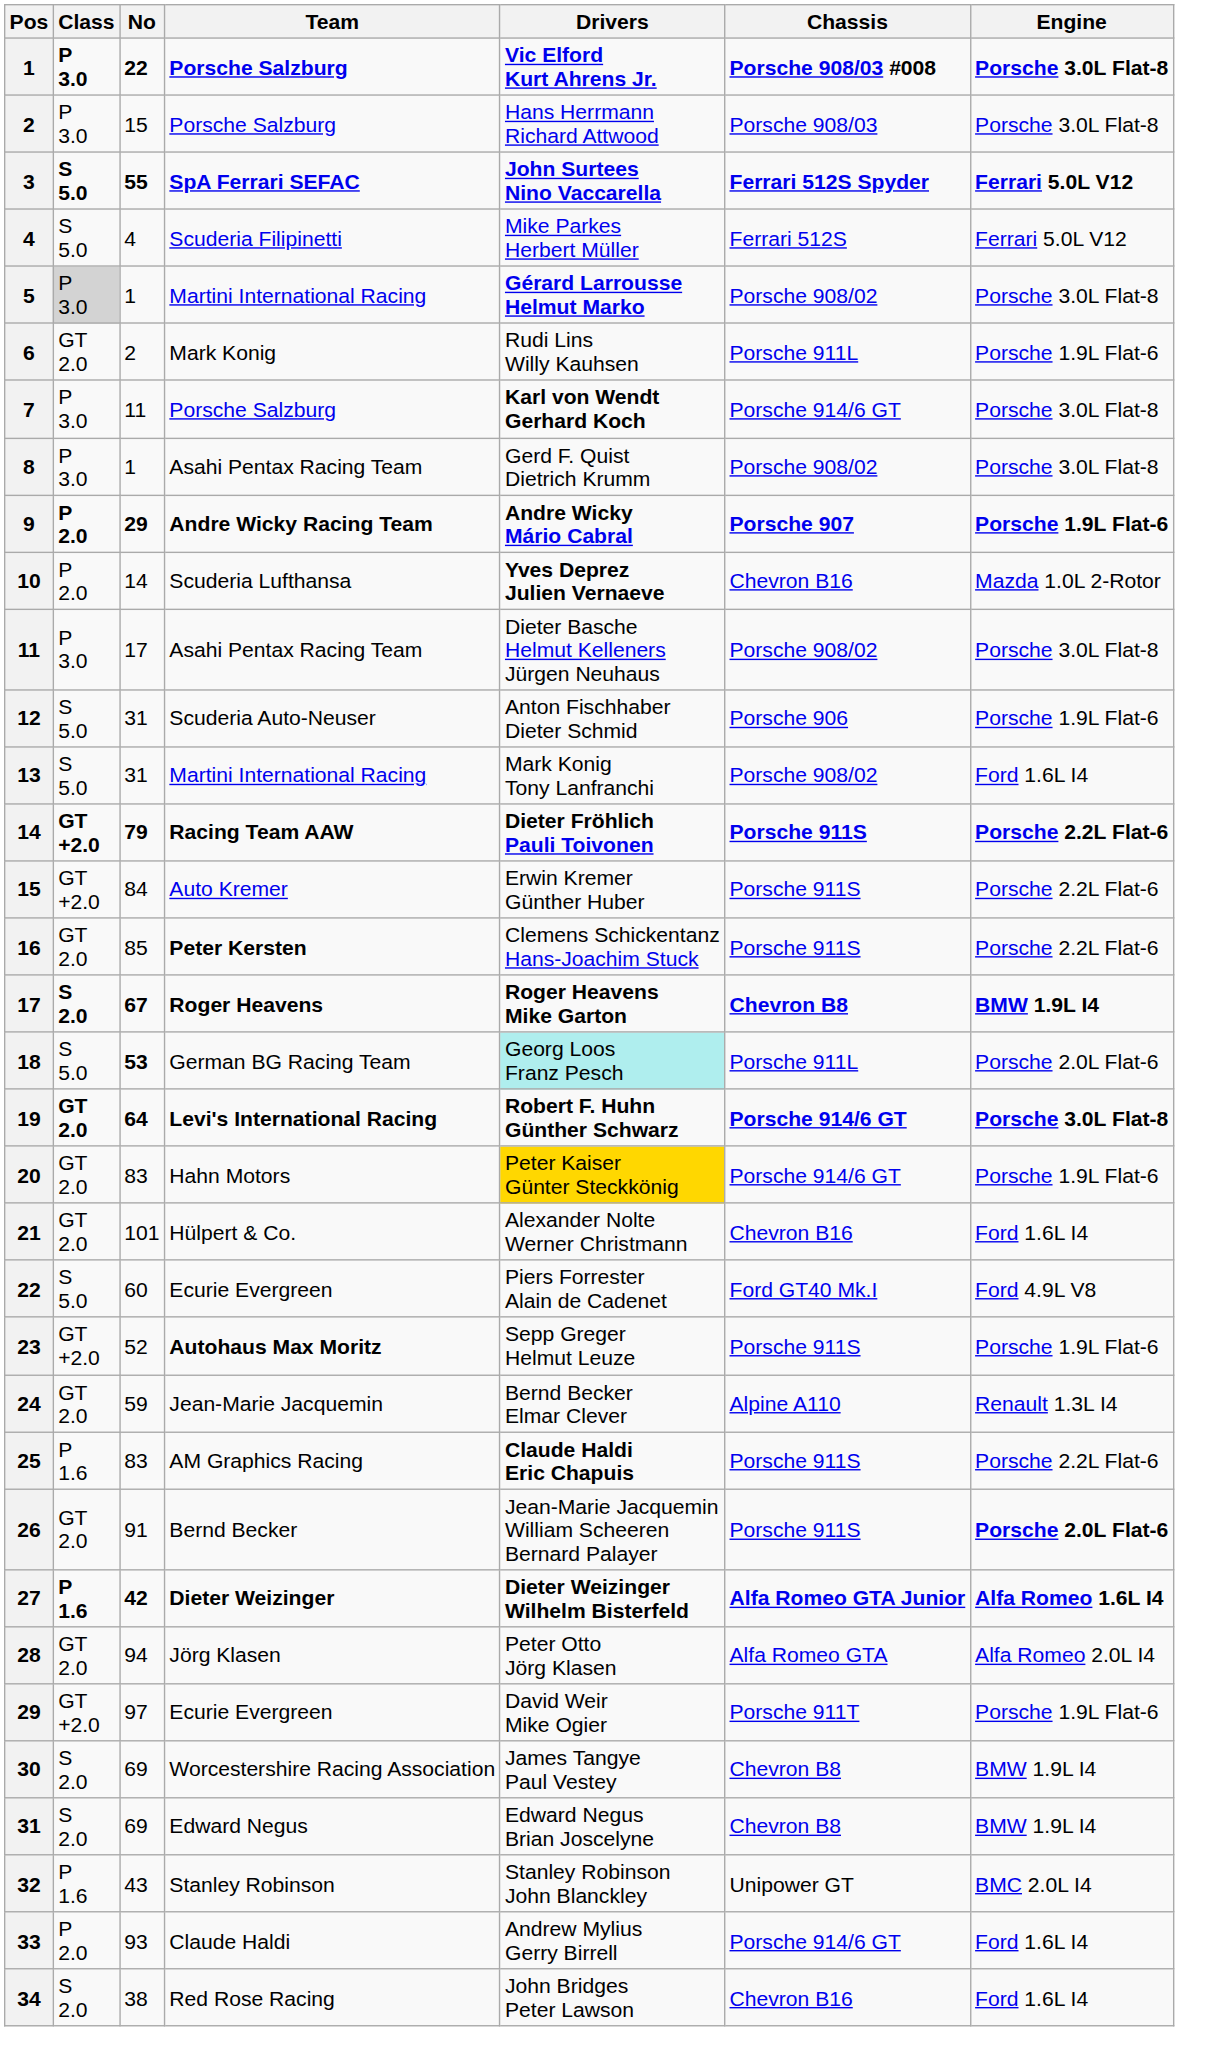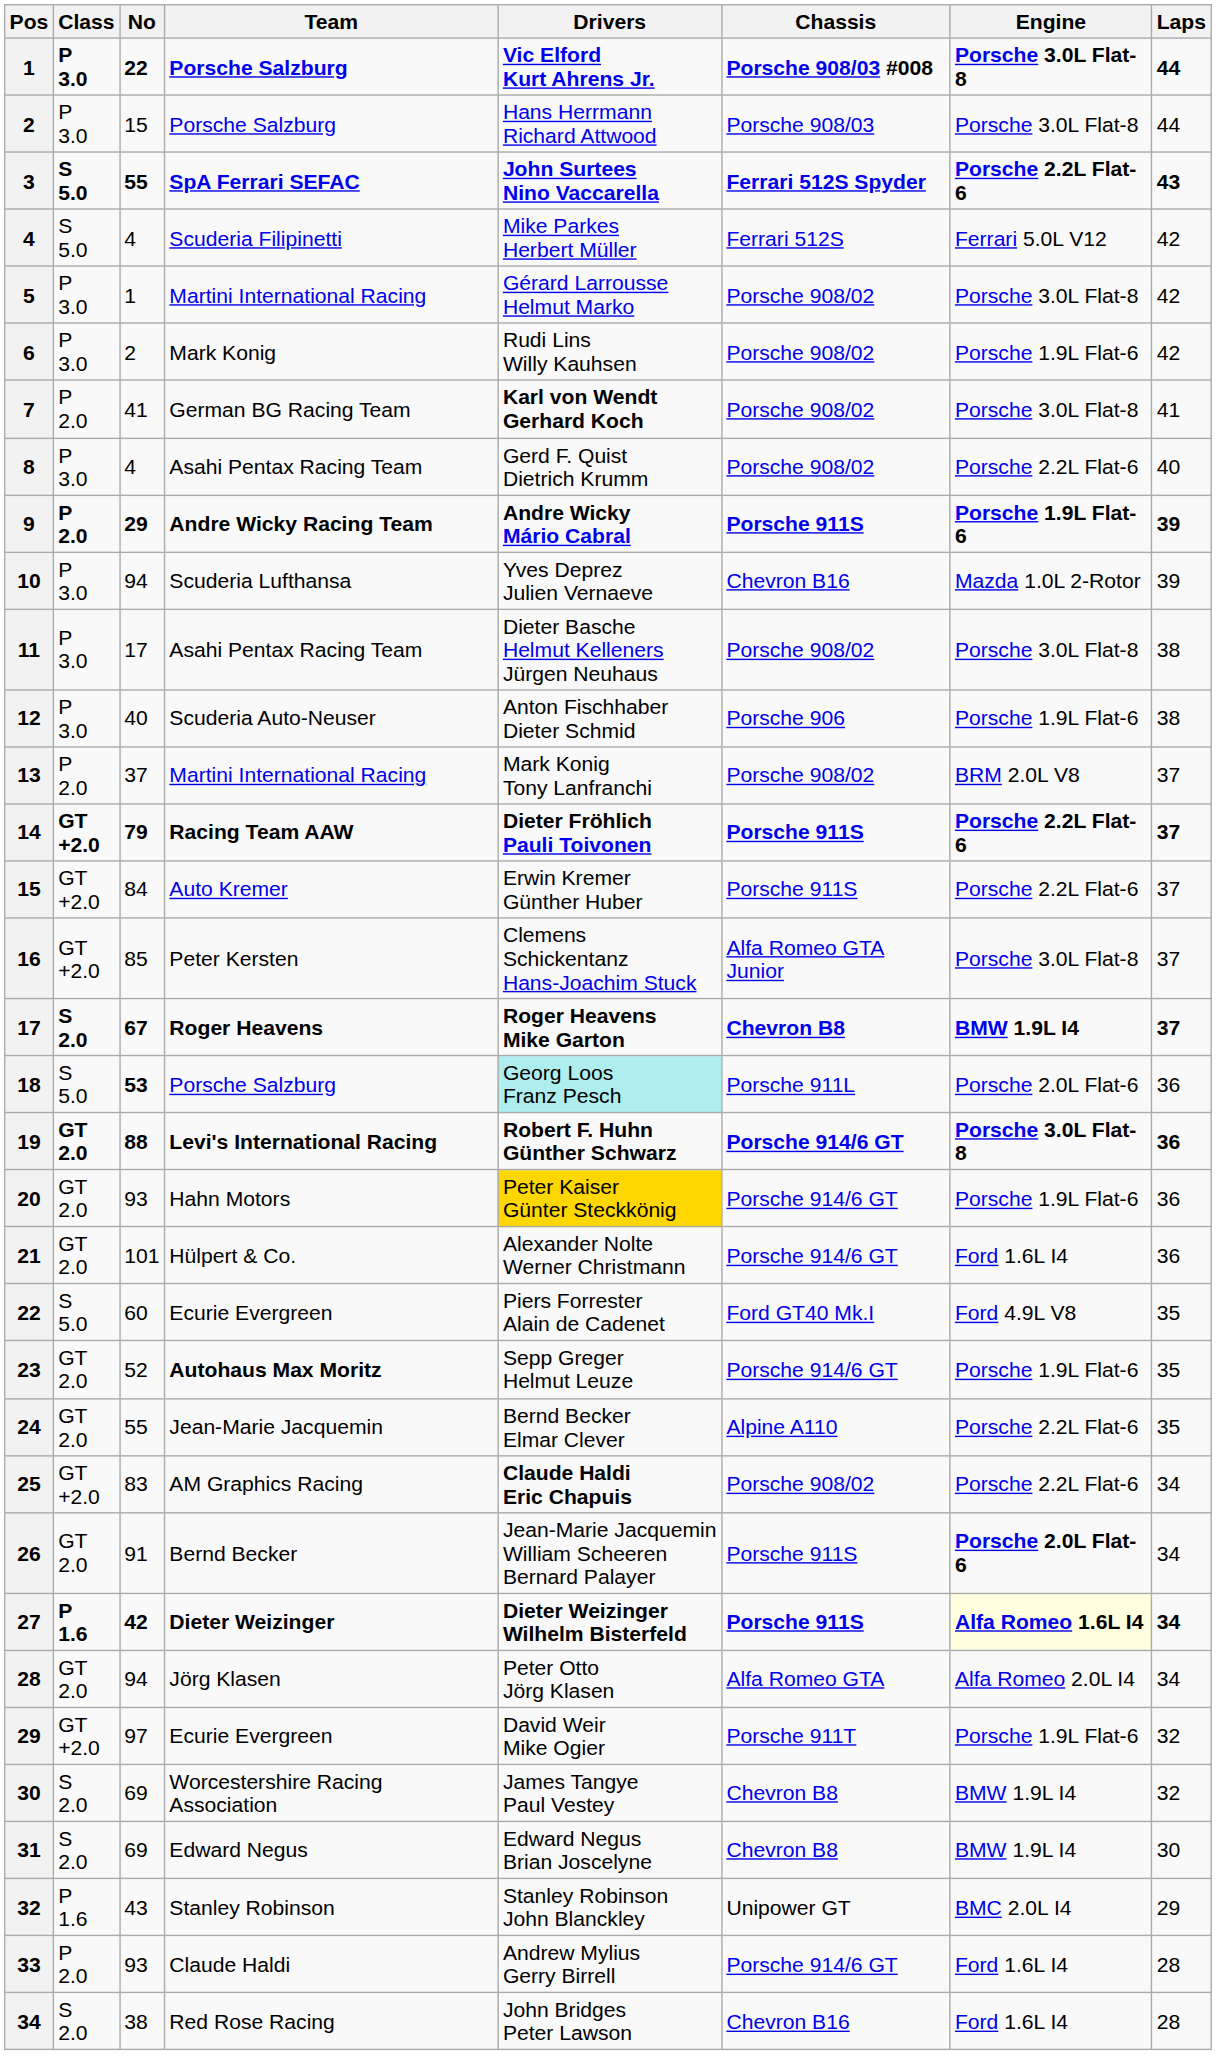+ column: (1181, 22)
(1054, 181) Ferrari 5.0L V12 -> (1046, 181) Porsche 2.2L Flat-6
(73, 295) lightgrey background -> (73, 295) no background
(594, 295) bold -> (586, 295) normal
(73, 352) GT 2.0 -> (73, 352) P 3.0
(794, 352) Porsche 911L -> (800, 352) Porsche 908/02
(73, 409) P 3.0 -> (73, 409) P 2.0
(135, 409) 11 -> (136, 409) 41
(253, 409) Porsche Salzburg -> (290, 409) German BG Racing Team
(815, 409) Porsche 914/6 GT -> (800, 409) Porsche 908/02
(130, 466) 1 -> (130, 466) 4
(1067, 466) Porsche 3.0L Flat-8 -> (1047, 466) Porsche 2.2L Flat-6
(792, 523) Porsche 907 -> (795, 523) Porsche 911S
(73, 581) P 2.0 -> (73, 581) P 3.0
(136, 581) 14 -> (136, 581) 94
(585, 581) bold -> (578, 581) normal
(73, 718) S 5.0 -> (73, 718) P 3.0
(136, 718) 31 -> (136, 718) 40
(73, 775) S 5.0 -> (73, 775) P 2.0
(136, 775) 31 -> (136, 775) 37
(1032, 775) Ford 1.6L I4 -> (1017, 775) BRM 2.0L V8
(73, 947) GT 2.0 -> (79, 958) GT +2.0
(238, 947) bold -> (234, 958) normal
(795, 947) Porsche 911S -> (805, 958) Alfa Romeo GTA Junior
(1067, 947) Porsche 2.2L Flat-6 -> (1047, 958) Porsche 3.0L Flat-8
(290, 1061) German BG Racing Team -> (253, 1084) Porsche Salzburg
(136, 1118) 64 -> (136, 1142) 88
(136, 1175) 83 -> (136, 1199) 93
(791, 1232) Chevron B16 -> (812, 1256) Porsche 914/6 GT
(79, 1346) GT +2.0 -> (73, 1370) GT 2.0
(795, 1346) Porsche 911S -> (812, 1370) Porsche 914/6 GT
(136, 1403) 59 -> (136, 1427) 55
(1046, 1403) Renault 1.3L I4 -> (1047, 1427) Porsche 2.2L Flat-6
(73, 1460) P 1.6 -> (79, 1484) GT +2.0
(795, 1460) Porsche 911S -> (800, 1484) Porsche 908/02
(847, 1598) Alfa Romeo GTA Junior -> (795, 1622) Porsche 911S
(1069, 1598) no background -> (1049, 1622) lightyellow background
